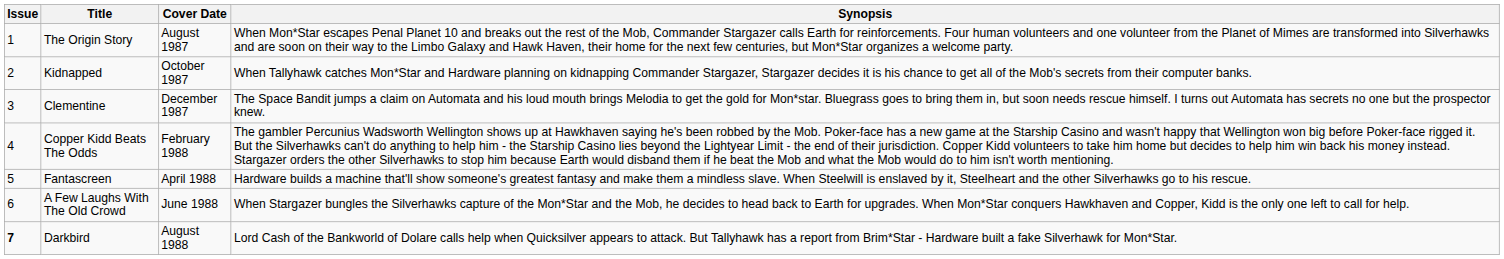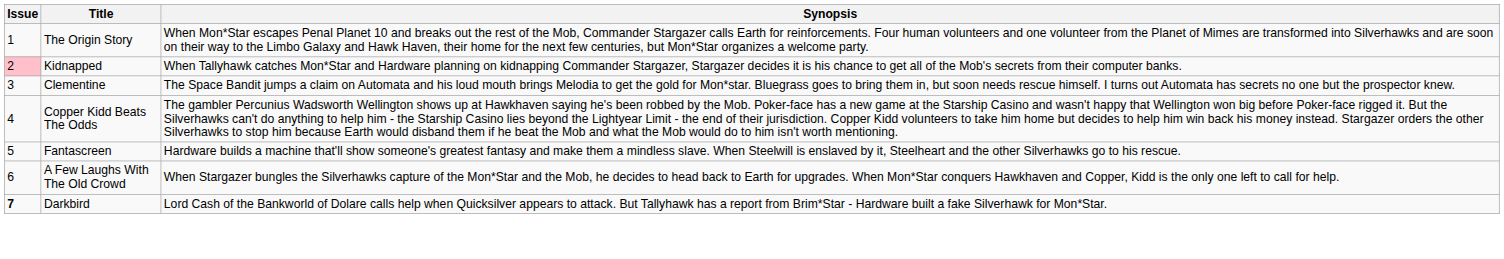- column: (195, 14)
(11, 73) no background -> (11, 66) pink background
